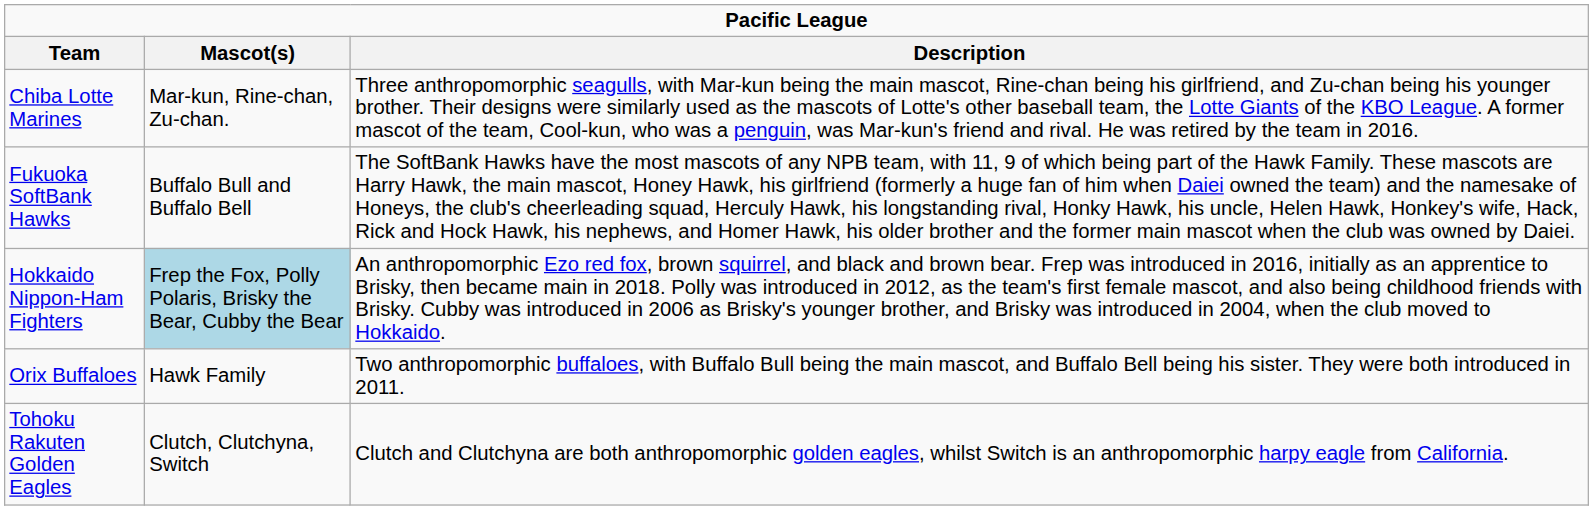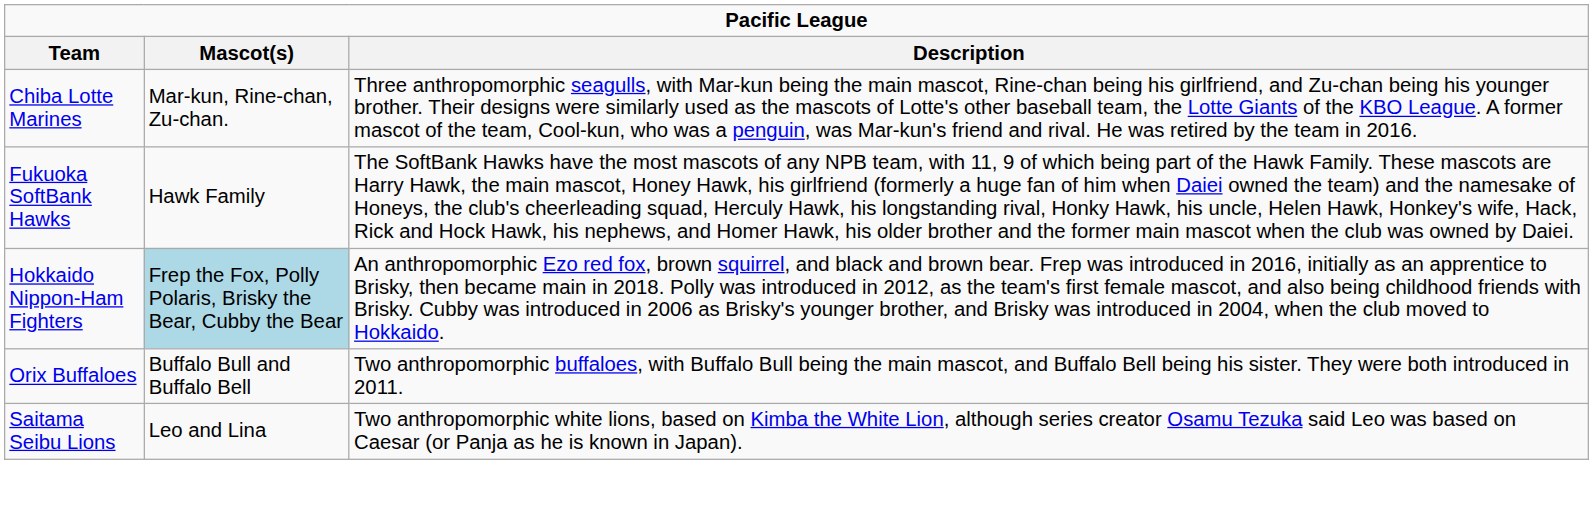(220, 197) Buffalo Bull and Buffalo Bell -> (207, 197) Hawk Family
(207, 376) Hawk Family -> (220, 376) Buffalo Bull and Buffalo Bell
+ row: (62, 431)
- row: (47, 454)
